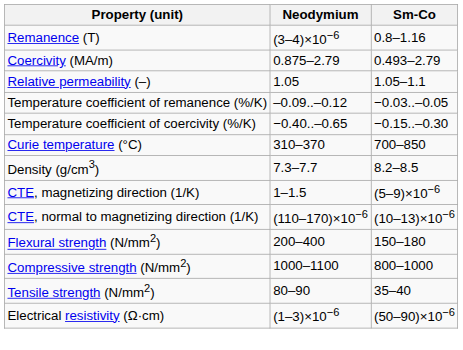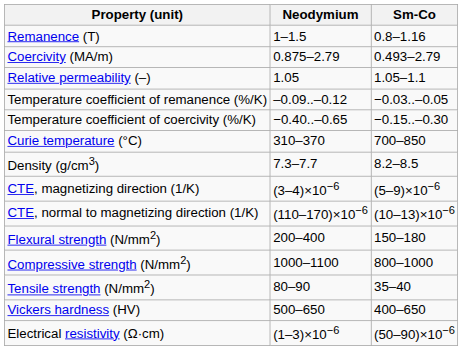(306, 37) (3–4)×10−6 -> (290, 36) 1–1.5
(290, 192) 1–1.5 -> (306, 188) (3–4)×10−6
+ row: (74, 310)
